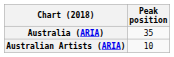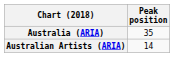(148, 46) 10 -> (148, 46) 14
